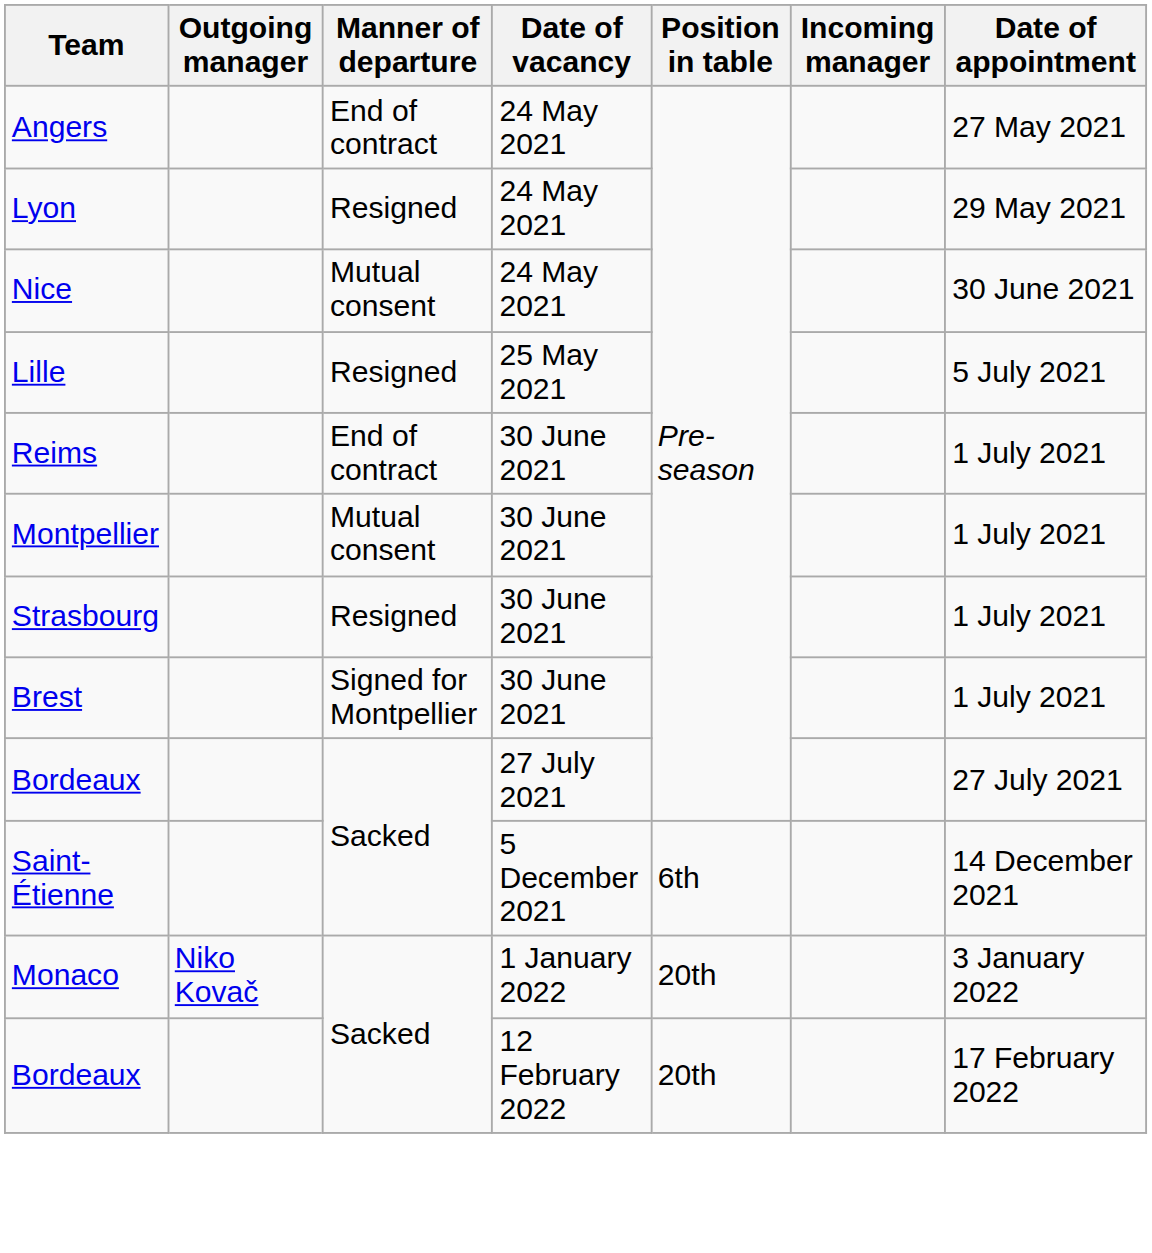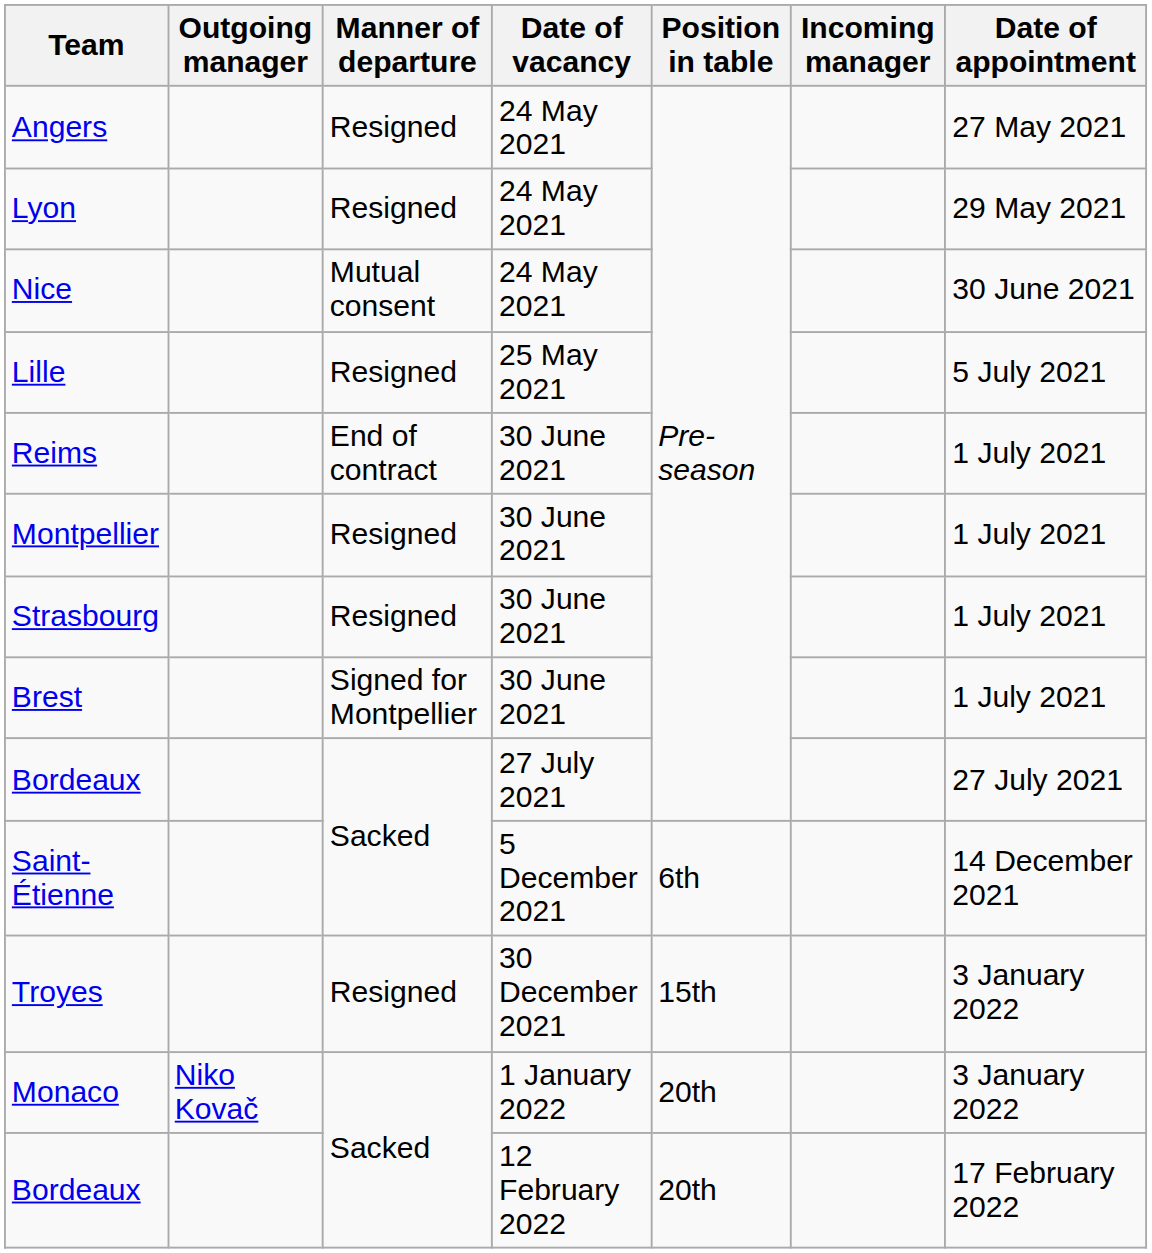(384, 126) End of contract -> (393, 126) Resigned
(383, 534) Mutual consent -> (393, 534) Resigned
+ row: (57, 993)
